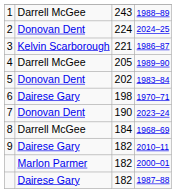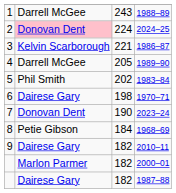(51, 29) no background -> (51, 29) pink background
(51, 79) Donovan Dent -> (41, 79) Phil Smith
(52, 130) Darrell McGee -> (48, 130) Petie Gibson
